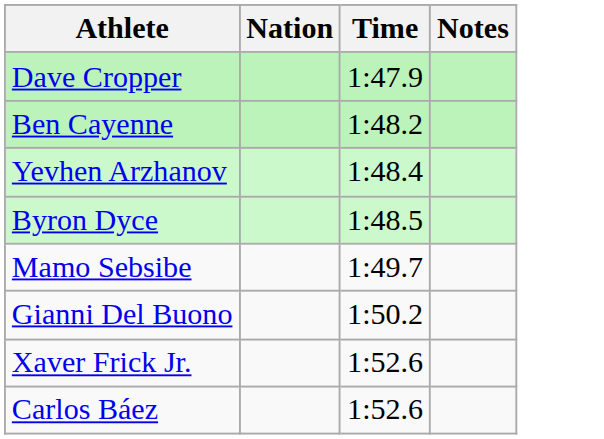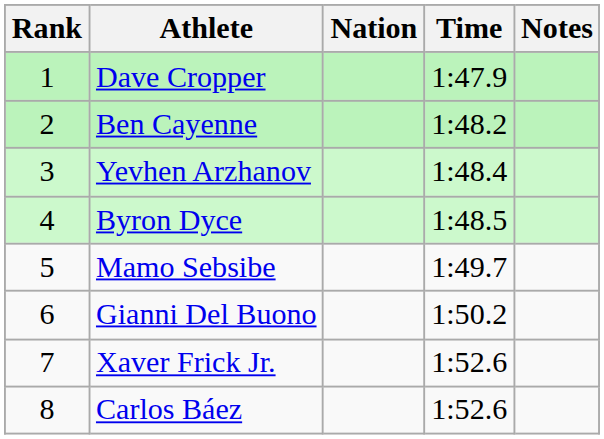+ column: (47, 28)
